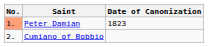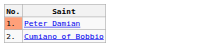- column: (154, 11)
